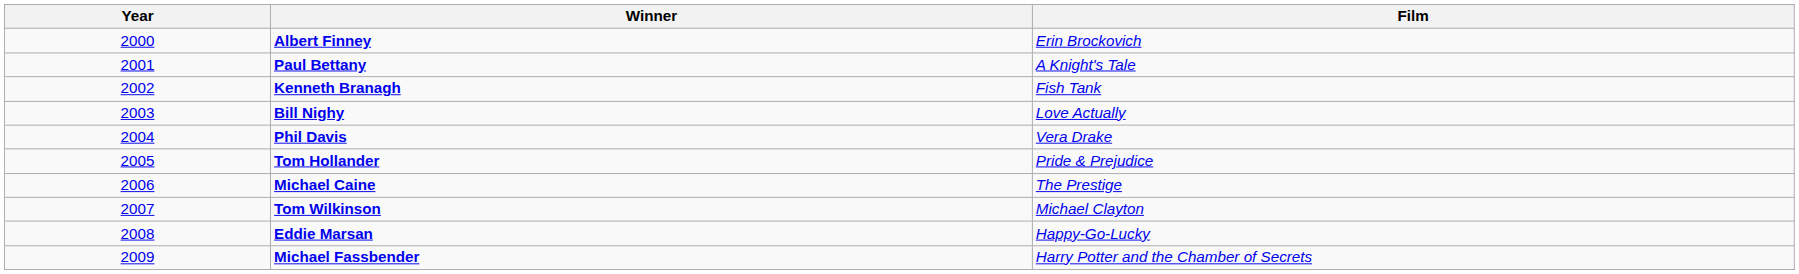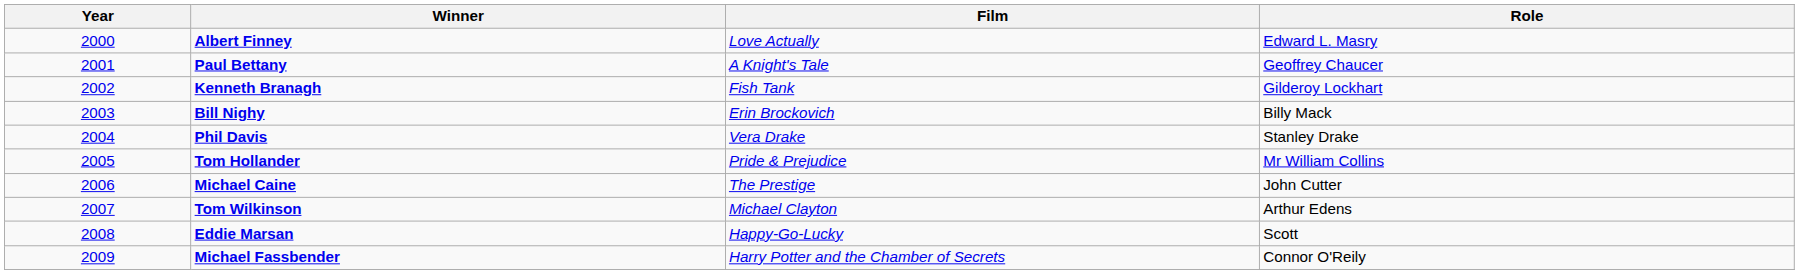+ column: (1527, 16)
(1089, 40) Erin Brockovich -> (774, 40) Love Actually
(1081, 112) Love Actually -> (782, 112) Erin Brockovich
